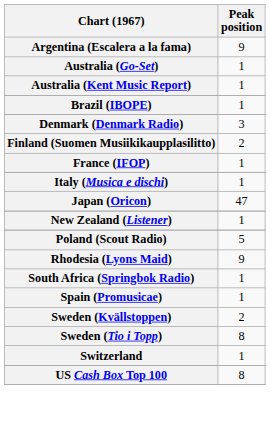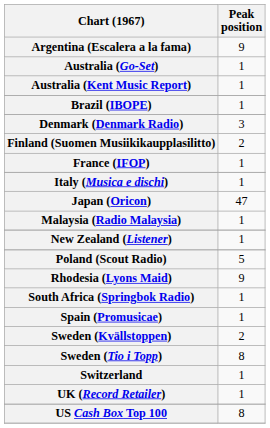+ row: (111, 220)
+ row: (111, 394)
